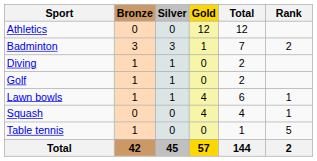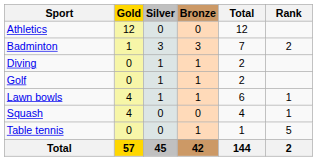columns swapped: (204, 13) <-> (135, 13)
